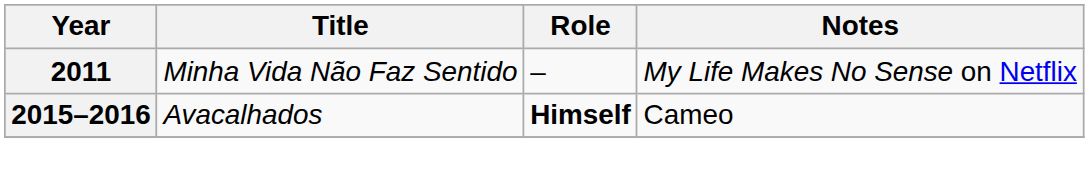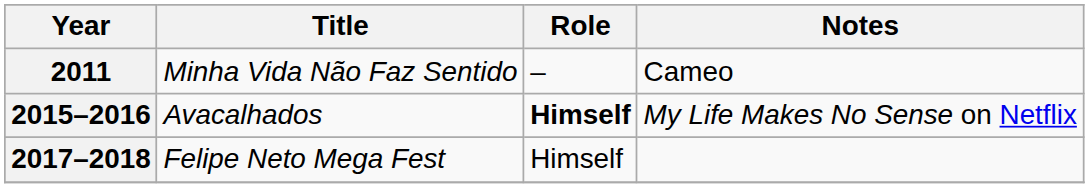(860, 70) My Life Makes No Sense on Netflix -> (688, 70) Cameo
(688, 114) Cameo -> (860, 114) My Life Makes No Sense on Netflix
+ row: (81, 159)
